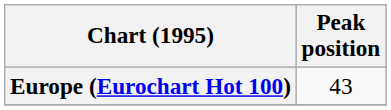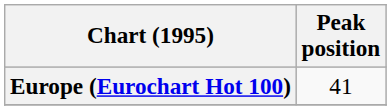(341, 85) 43 -> (341, 85) 41
